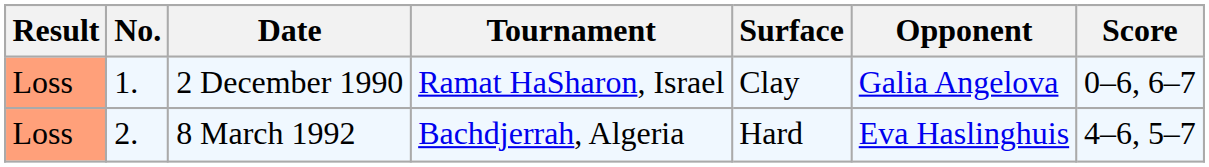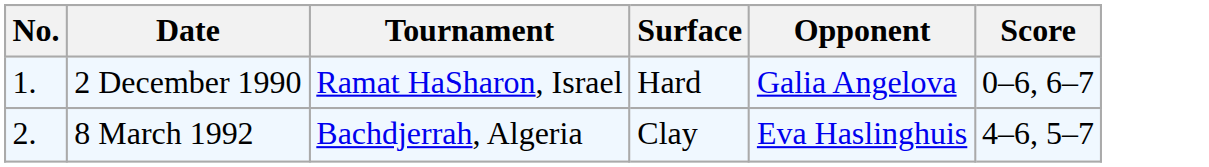- column: (56, 29)
(769, 81) Clay -> (669, 81) Hard
(771, 133) Hard -> (668, 133) Clay
